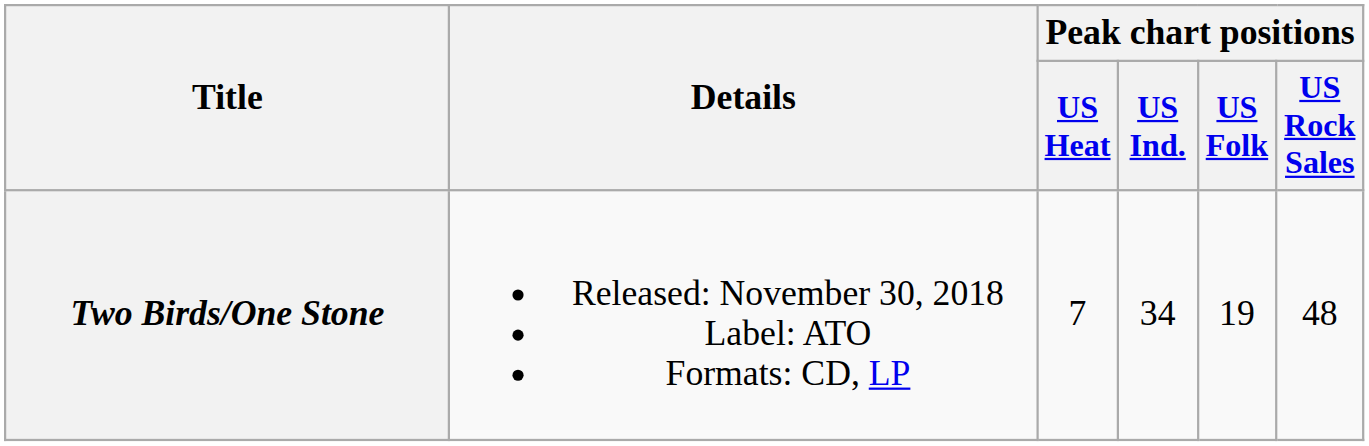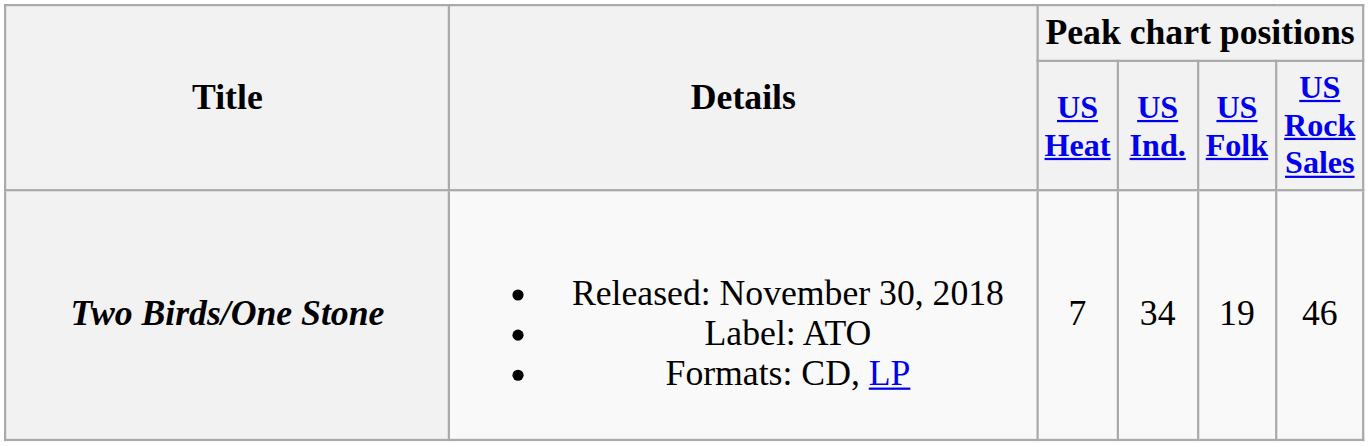(1320, 314) 48 -> (1320, 314) 46
